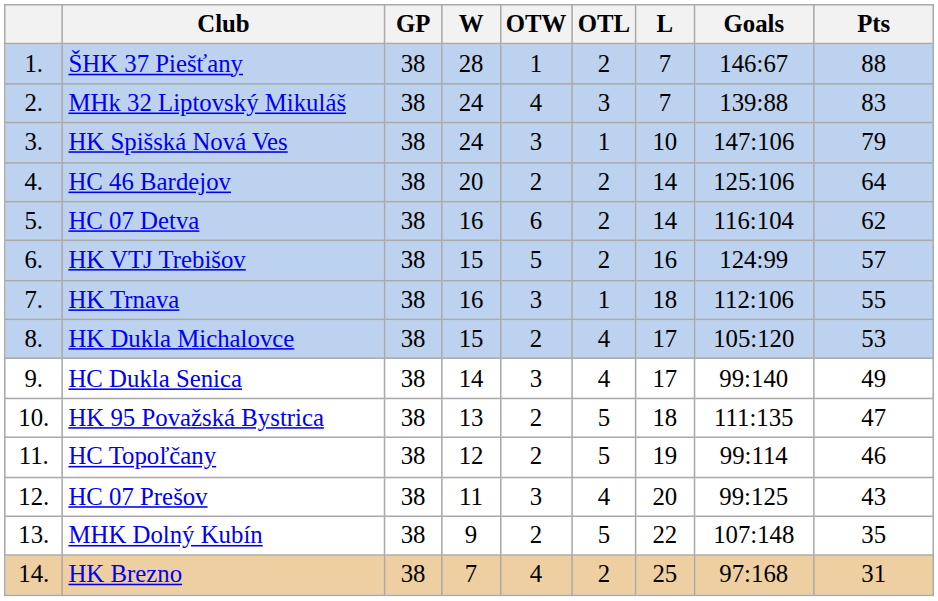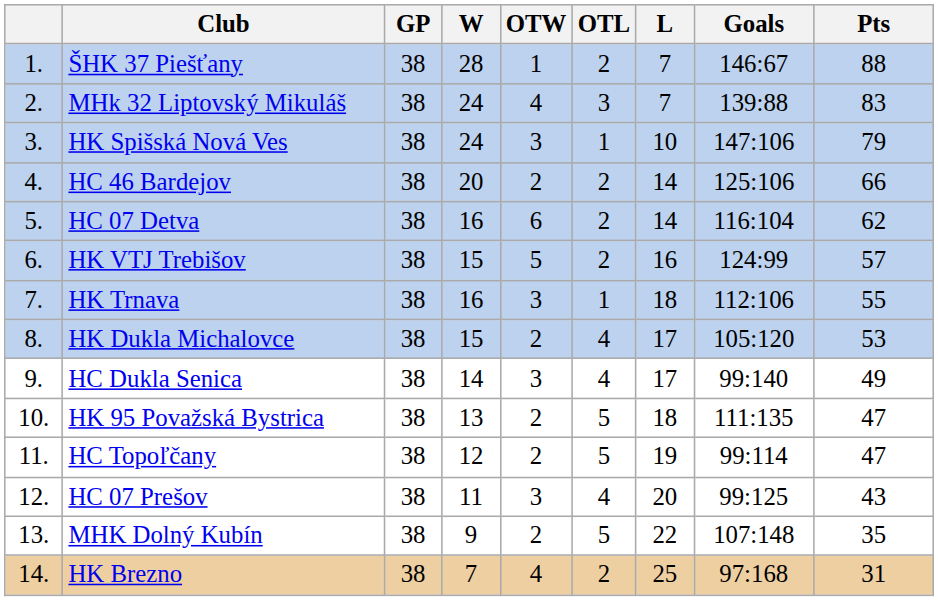(874, 181) 64 -> (874, 181) 66
(874, 456) 46 -> (874, 456) 47
